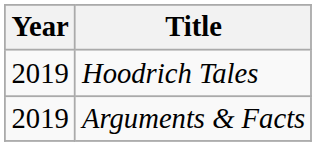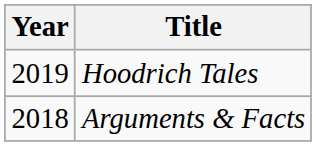(40, 118) 2019 -> (40, 118) 2018
